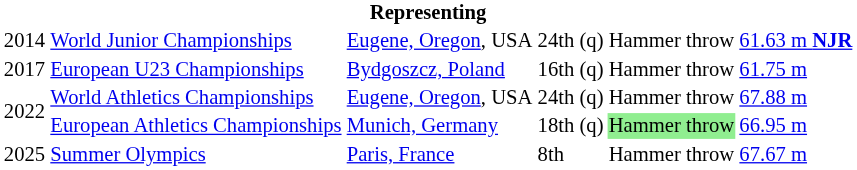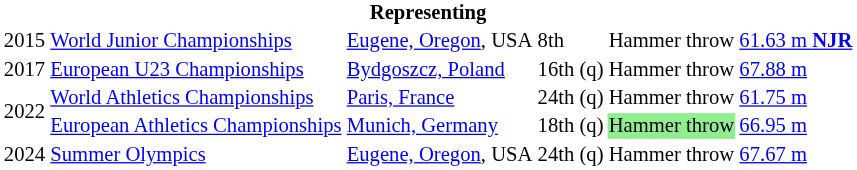(25, 40) 2014 -> (25, 40) 2015
(571, 40) 24th (q) -> (551, 40) 8th
(773, 69) 61.75 m -> (773, 69) 67.88 m
(440, 97) Eugene, Oregon, USA -> (401, 97) Paris, France
(773, 97) 67.88 m -> (773, 97) 61.75 m
(25, 154) 2025 -> (25, 154) 2024
(401, 154) Paris, France -> (440, 154) Eugene, Oregon, USA
(551, 154) 8th -> (571, 154) 24th (q)
